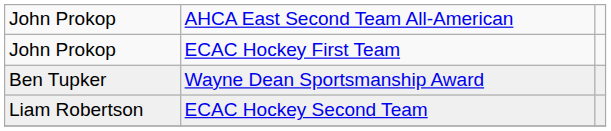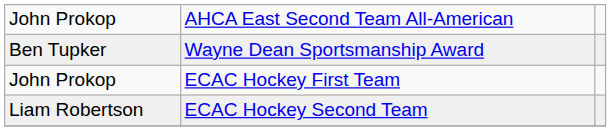rows swapped: (58, 79) <-> (62, 49)
